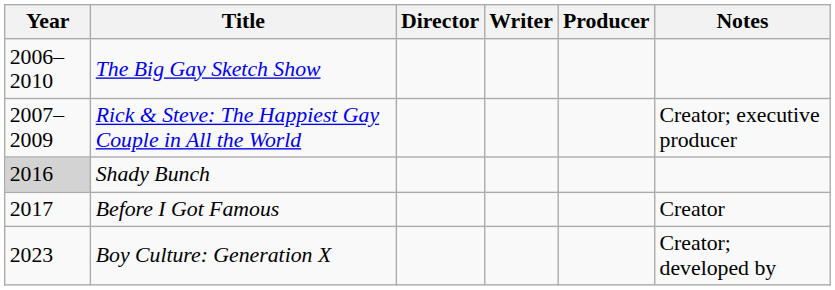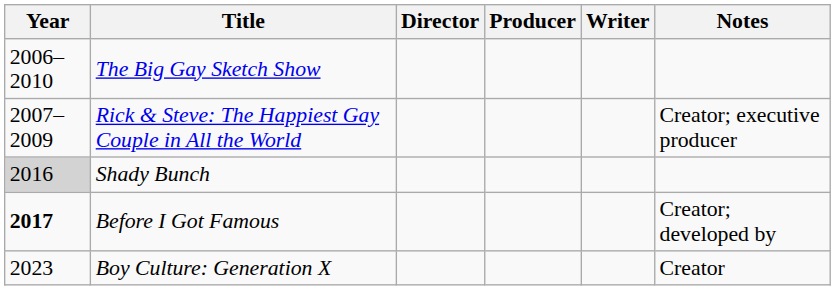columns swapped: (521, 21) <-> (606, 21)
(31, 208) normal -> (31, 220) bold
(692, 208) Creator -> (718, 220) Creator; developed by
(718, 255) Creator; developed by -> (692, 267) Creator
